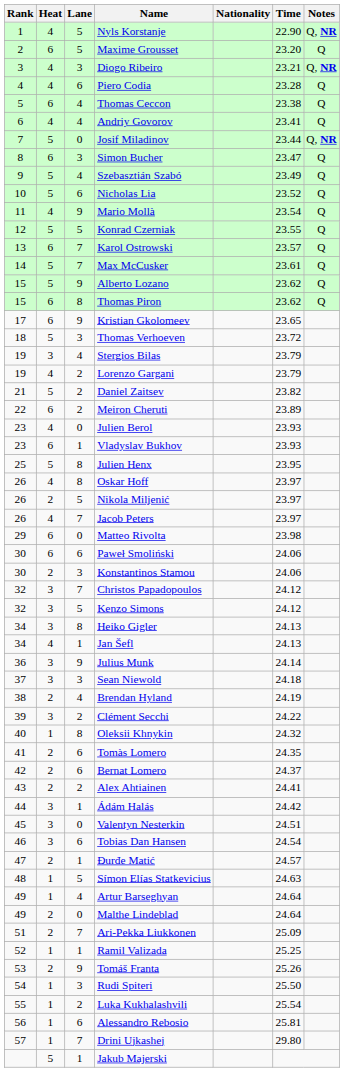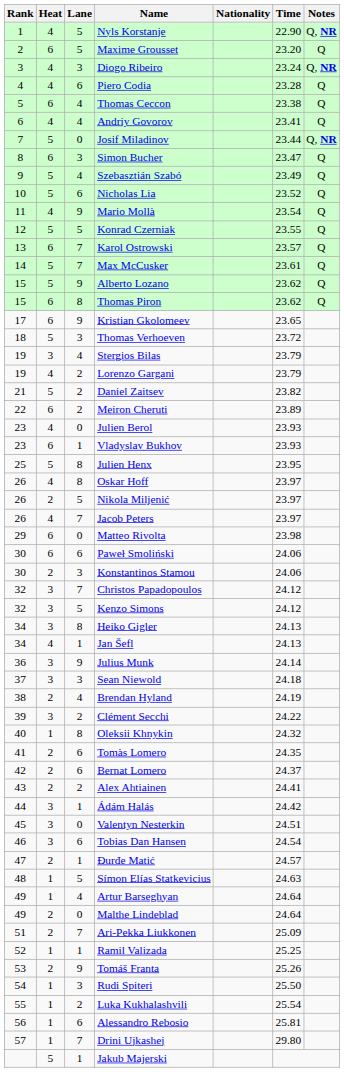(288, 67) 23.21 -> (288, 67) 23.24
